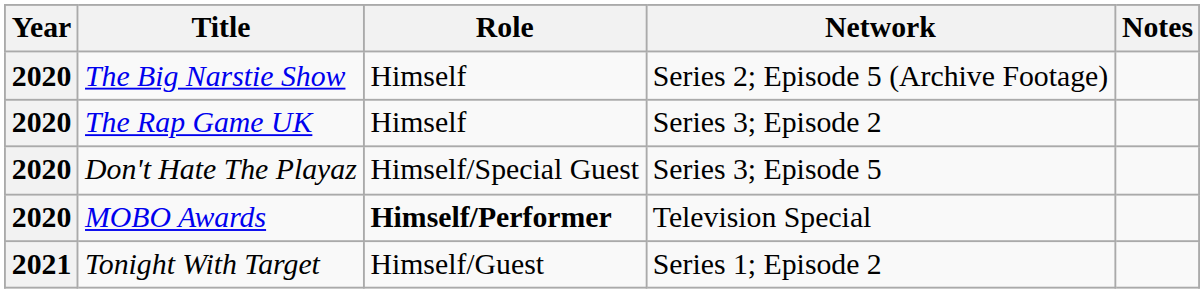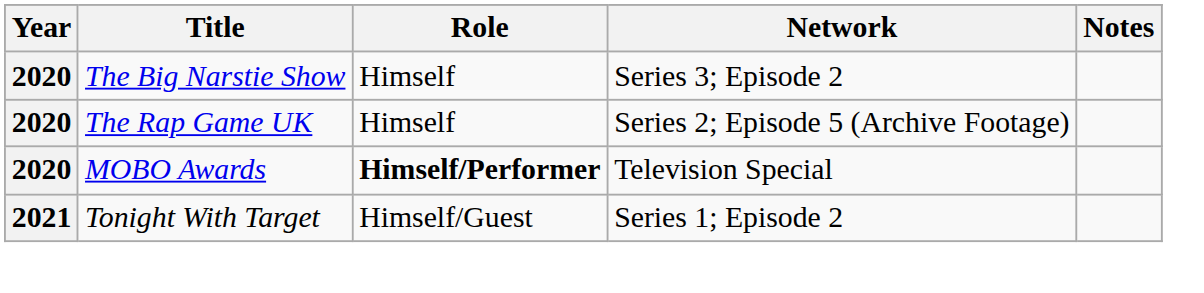(880, 75) Series 2; Episode 5 (Archive Footage) -> (729, 75) Series 3; Episode 2
(767, 122) Series 3; Episode 2 -> (842, 122) Series 2; Episode 5 (Archive Footage)
- row: (221, 169)
